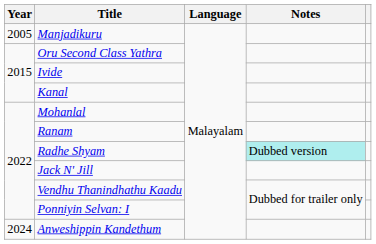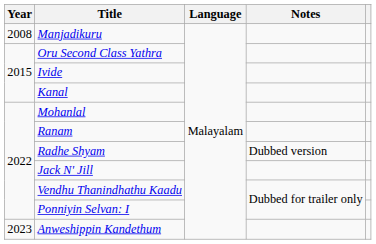(20, 33) 2005 -> (20, 33) 2008
(288, 151) paleturquoise background -> (288, 151) no background
(20, 229) 2024 -> (20, 229) 2023
